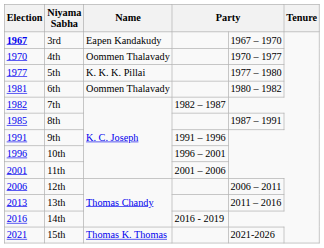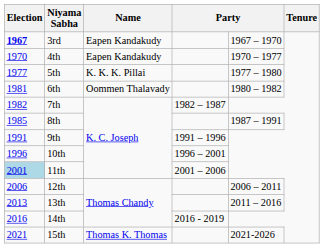(128, 56) Oommen Thalavady -> (124, 56) Eapen Kandakudy
(17, 170) no background -> (17, 170) lightblue background
